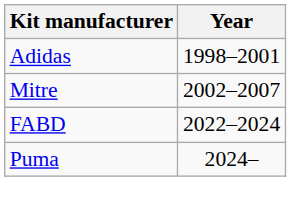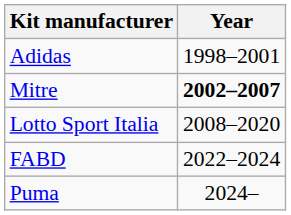(232, 90) normal -> (232, 90) bold
+ row: (84, 124)
